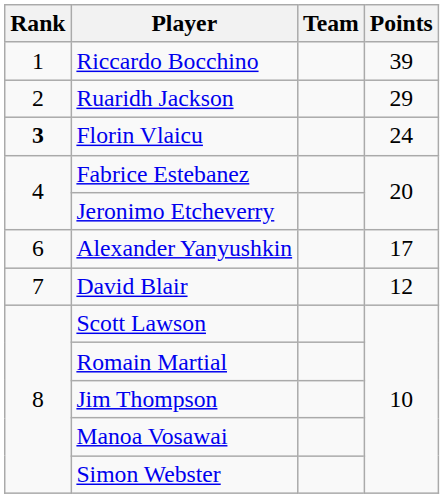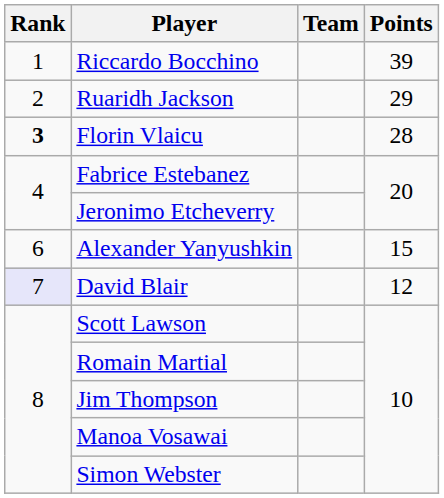(401, 135) 24 -> (401, 135) 28
(401, 248) 17 -> (401, 248) 15
(38, 286) no background -> (38, 286) lavender background
